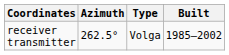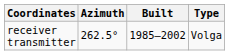columns swapped: (145, 13) <-> (194, 13)
